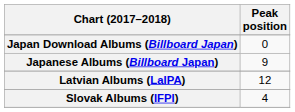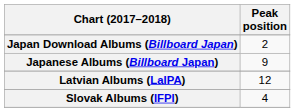(265, 44) 0 -> (265, 44) 2
